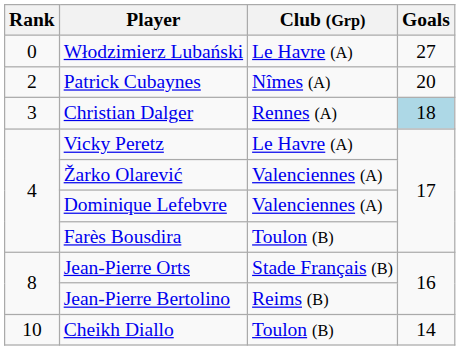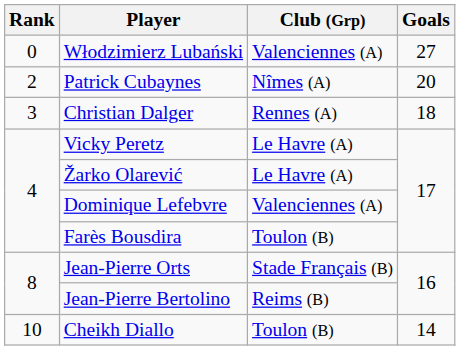(302, 50) Le Havre (A) -> (317, 50) Valenciennes (A)
(426, 112) lightblue background -> (426, 112) no background
(317, 174) Valenciennes (A) -> (302, 174) Le Havre (A)
